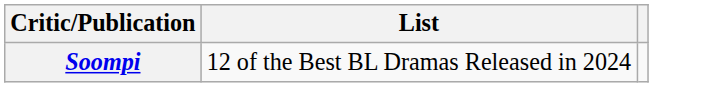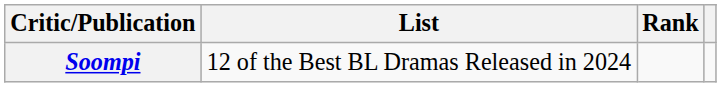+ column: (671, 23)
